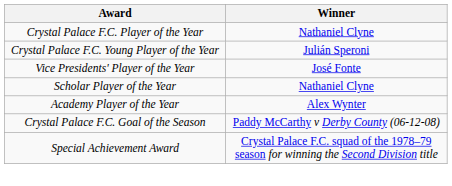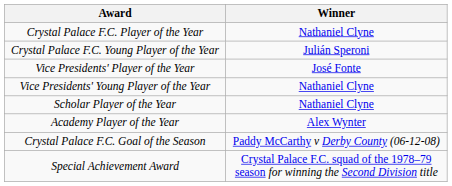+ row: (115, 86)
